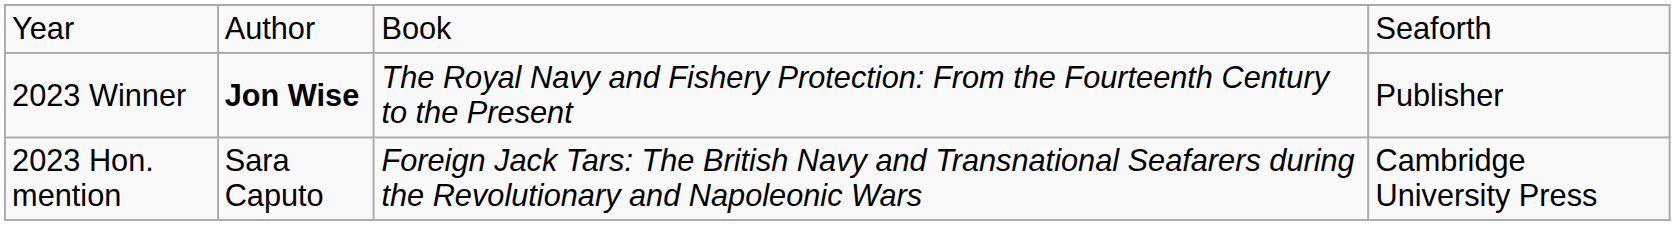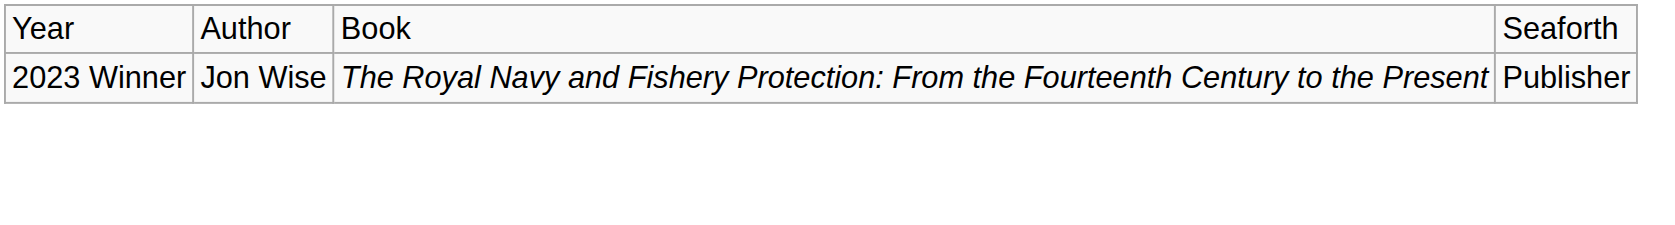(292, 94) bold -> (264, 77) normal
- row: (83, 178)
